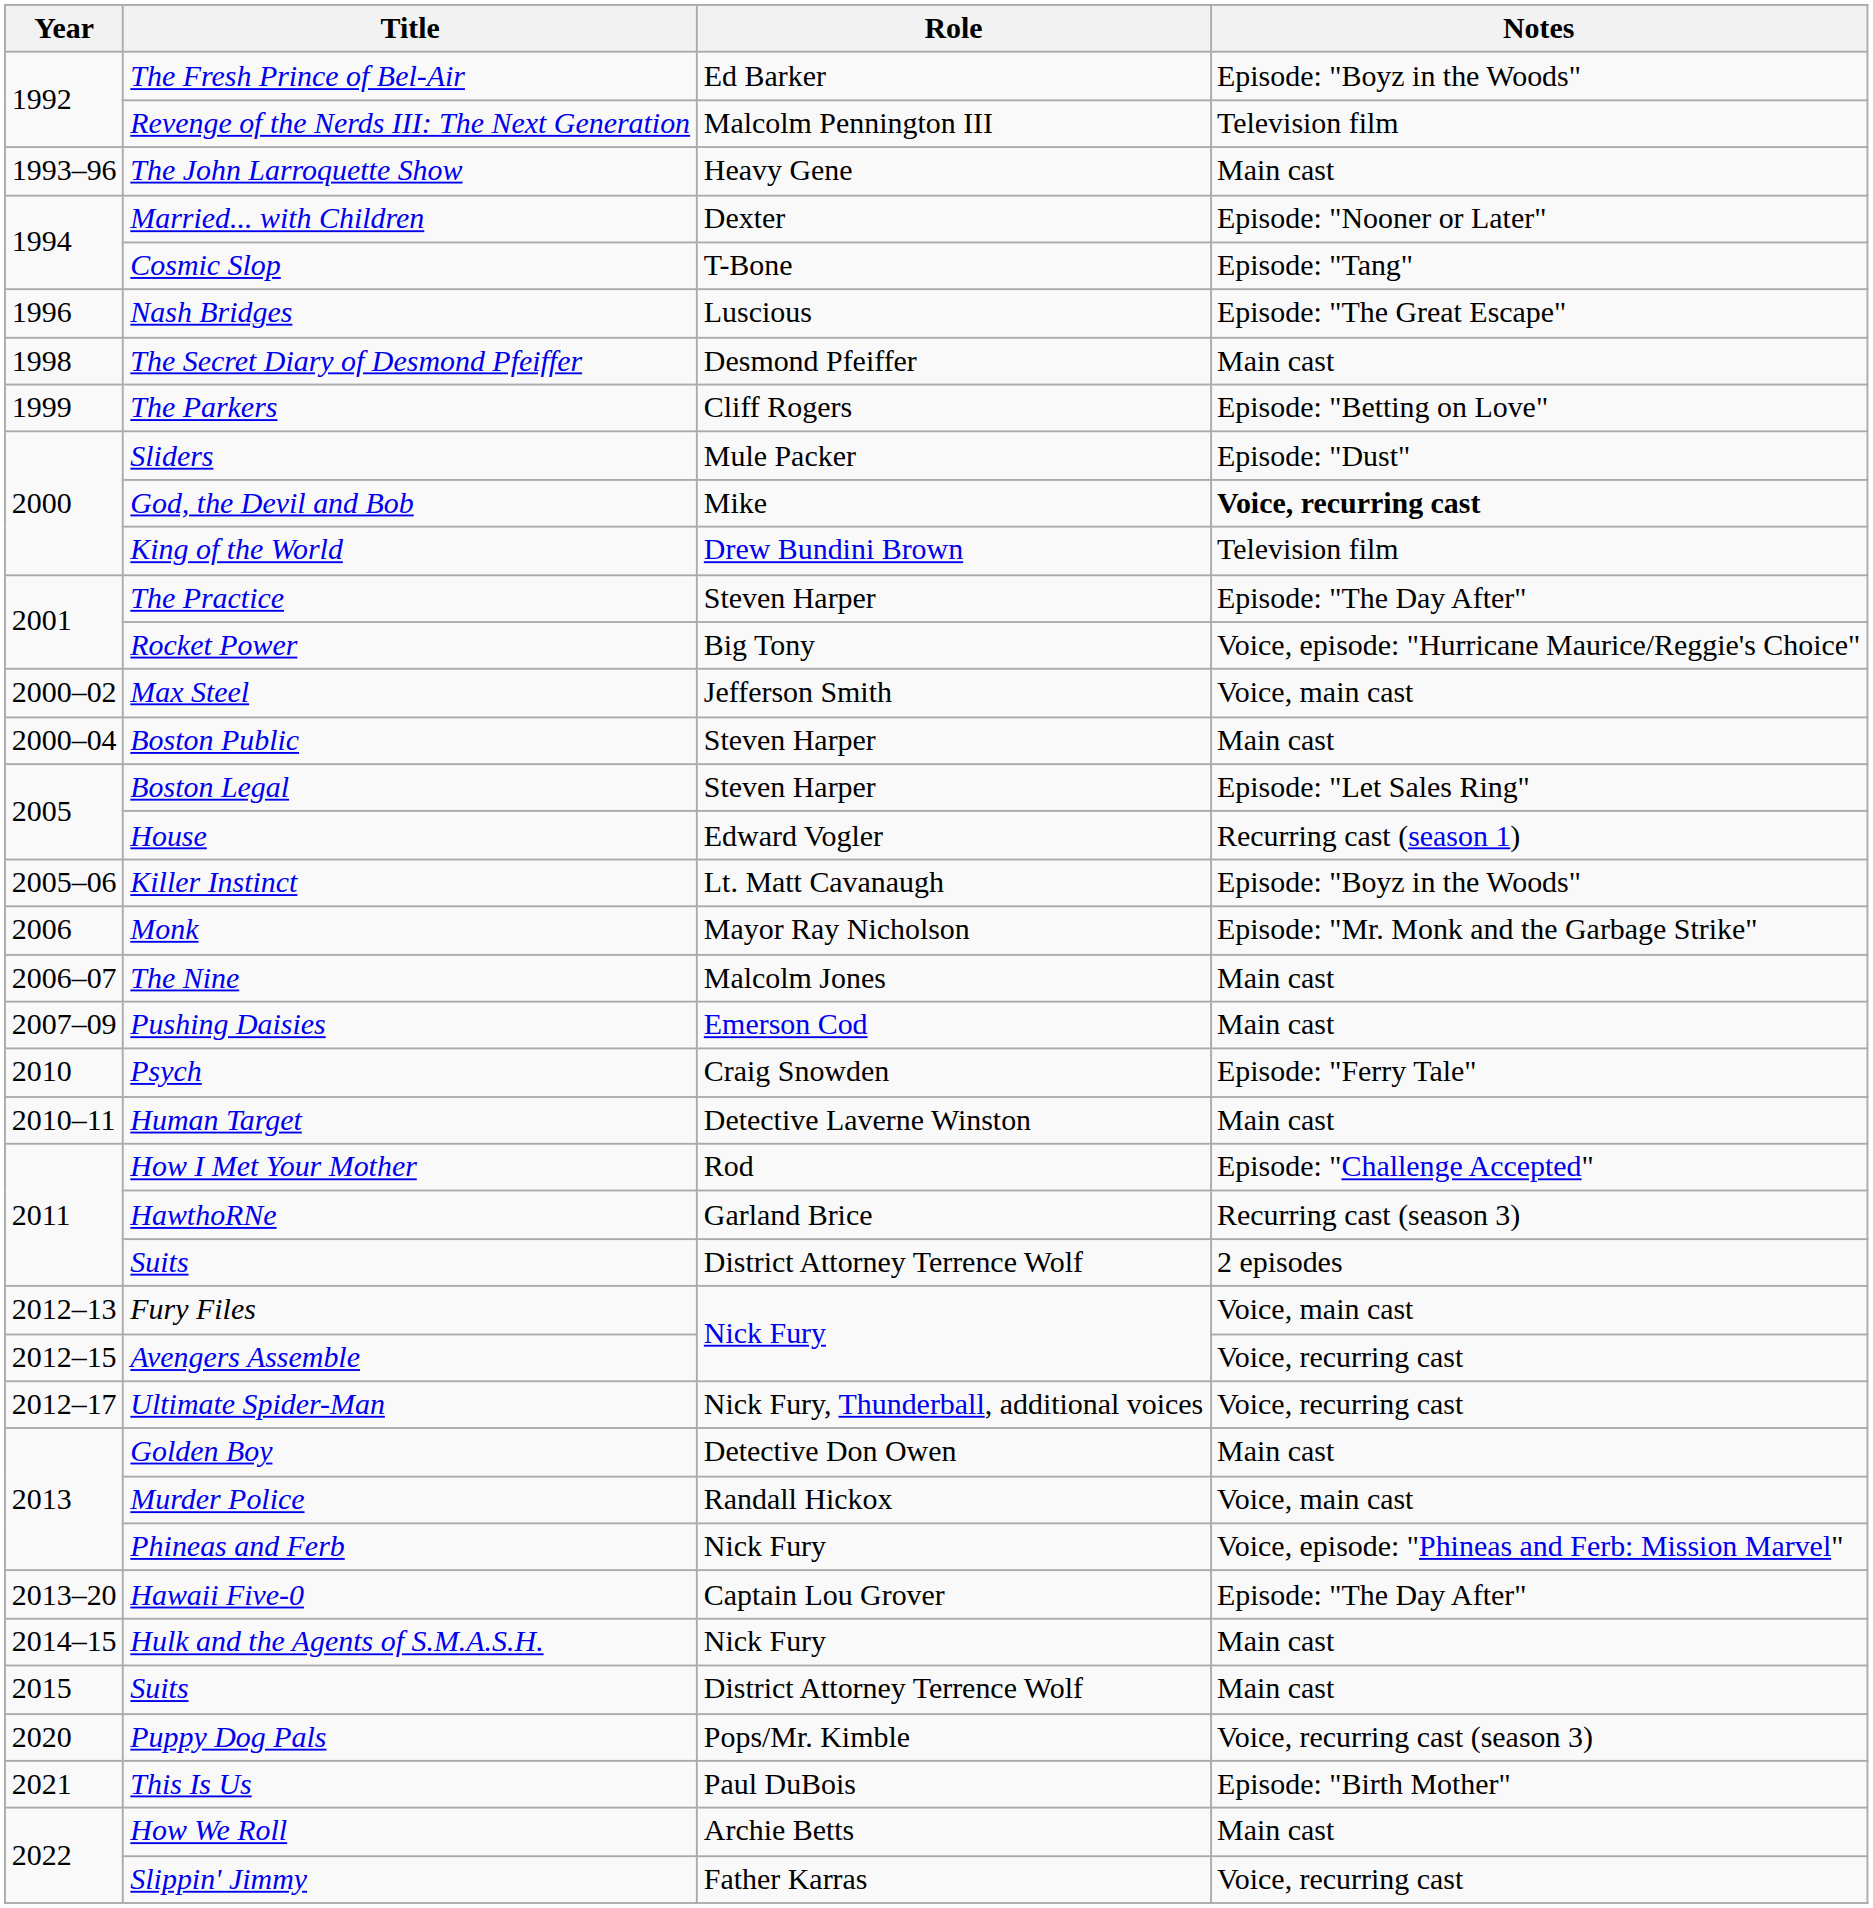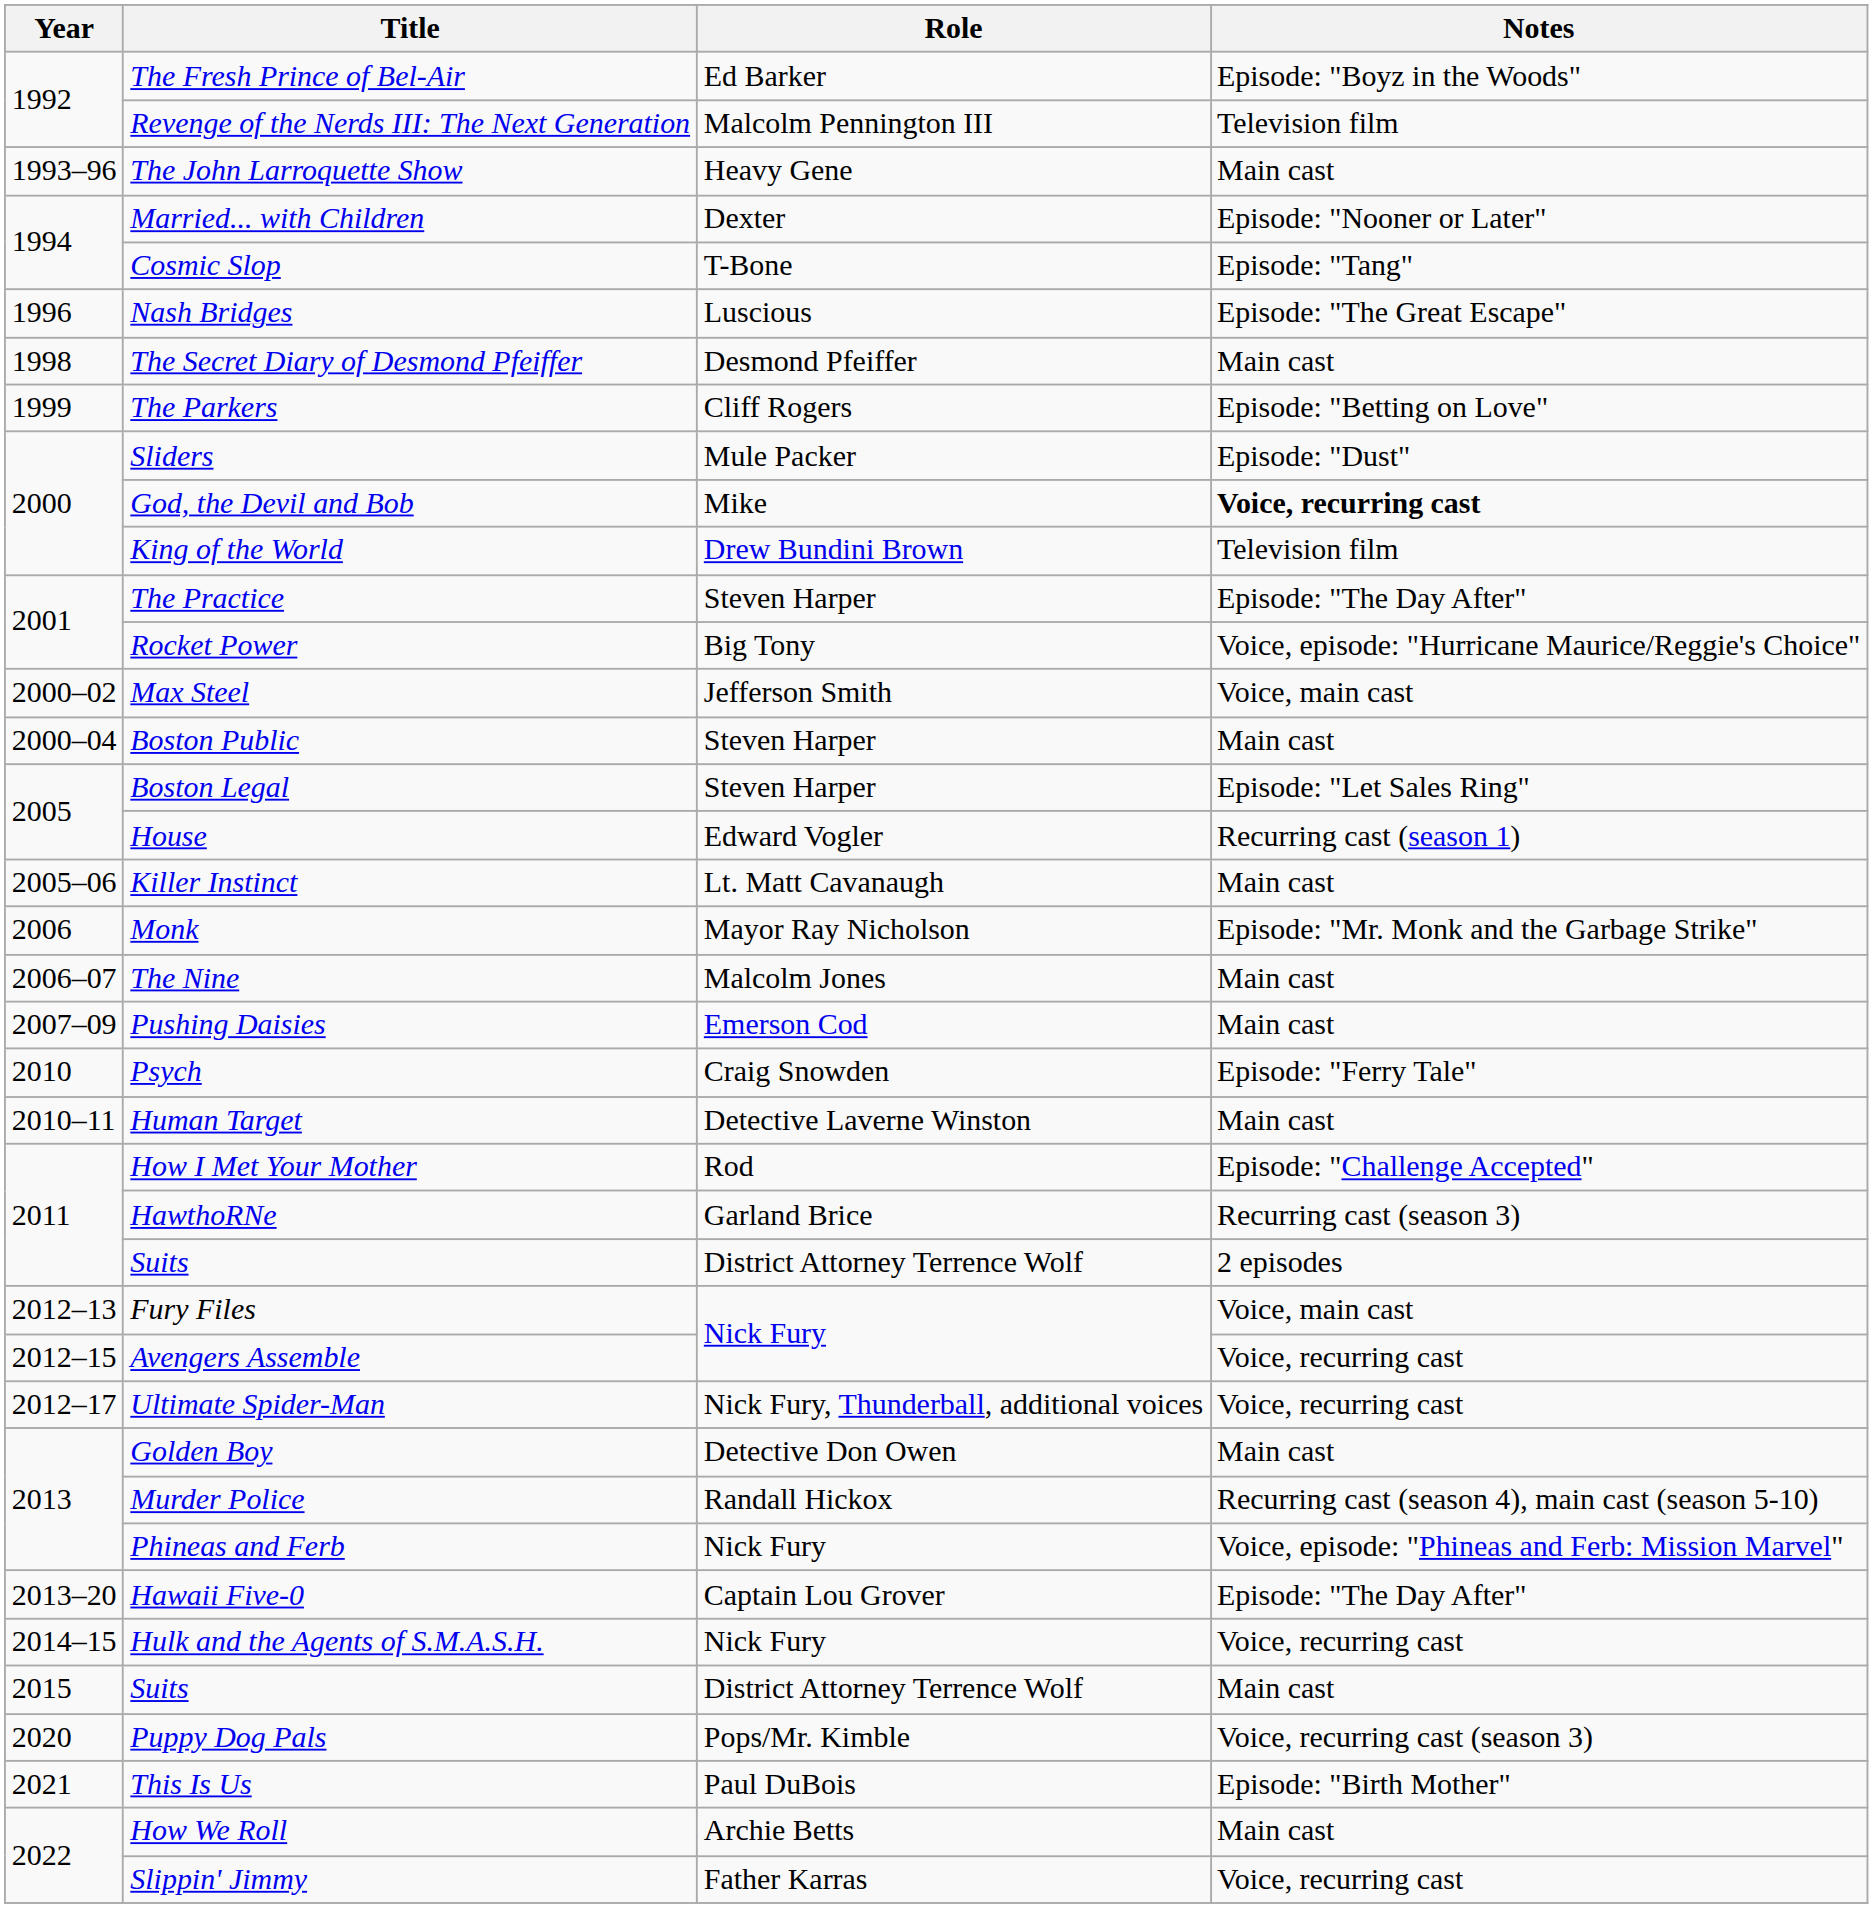(1399, 882) Episode: "Boyz in the Woods" -> (1276, 882) Main cast
(1315, 1499) Voice, main cast -> (1518, 1499) Recurring cast (season 4), main cast (season 5-10)
(1276, 1641) Main cast -> (1340, 1641) Voice, recurring cast
